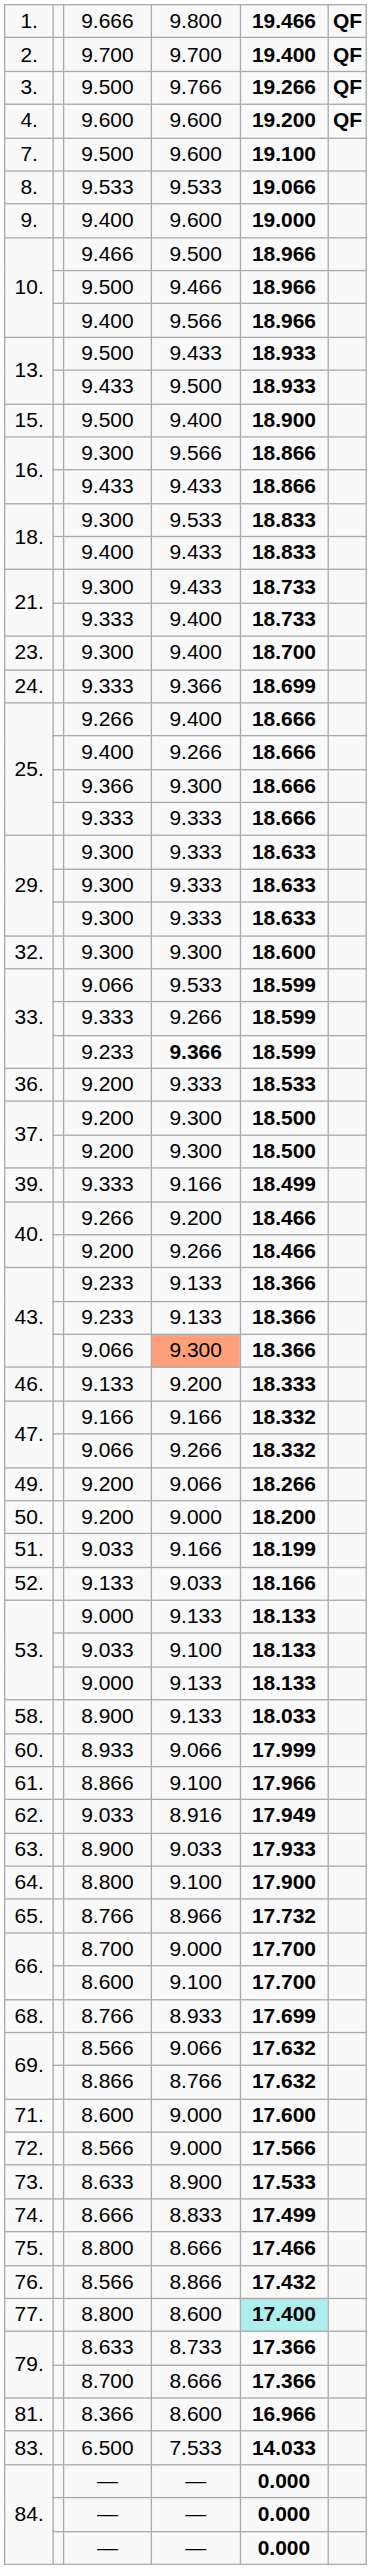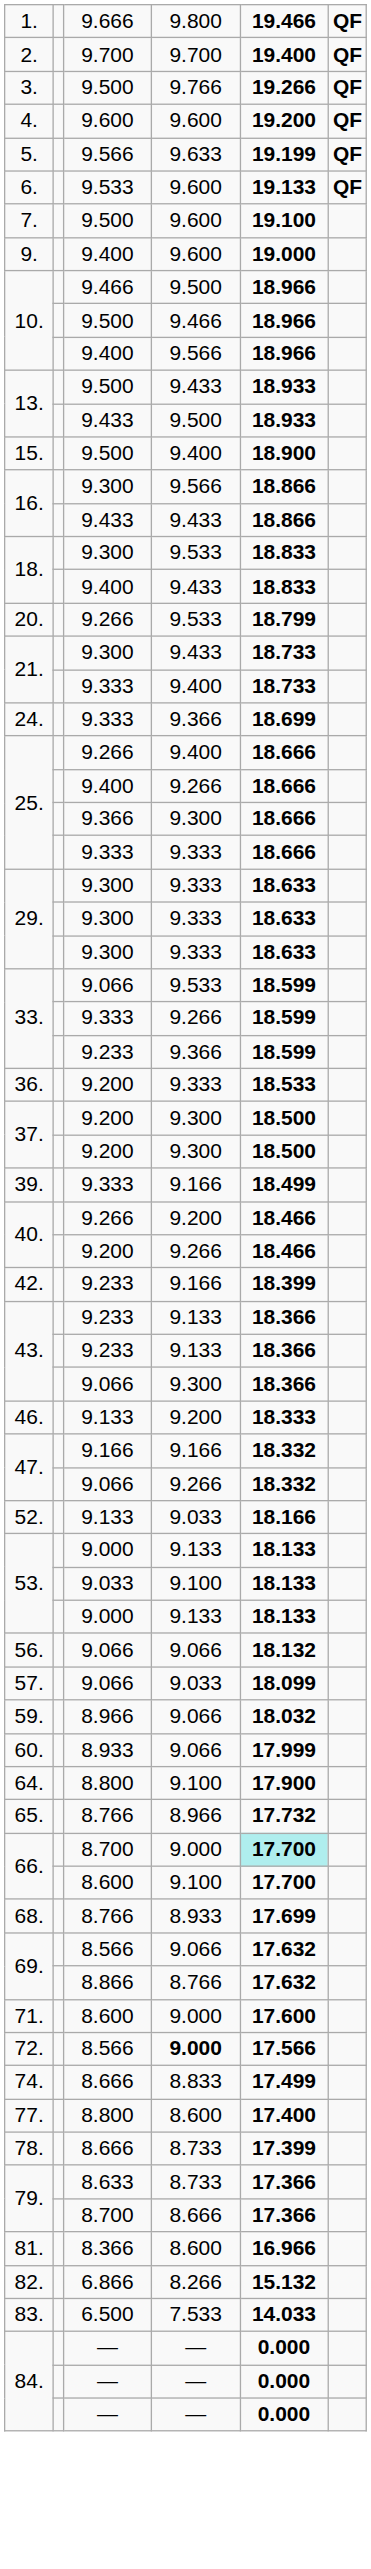+ row: (29, 154)
+ row: (29, 187)
- row: (29, 187)
+ row: (29, 619)
- row: (29, 652)
- row: (29, 951)
(196, 1051) bold -> (196, 1051) normal
+ row: (29, 1284)
(196, 1350) lightsalmon background -> (196, 1384) no background
- row: (29, 1483)
- row: (29, 1516)
- row: (29, 1550)
+ row: (29, 1649)
+ row: (29, 1683)
- row: (29, 1716)
+ row: (29, 1716)
- row: (29, 1782)
- row: (29, 1816)
- row: (29, 1849)
(284, 1949) no background -> (284, 1849) paleturquoise background
(196, 2148) normal -> (196, 2048) bold
- row: (29, 2181)
- row: (29, 2248)
- row: (29, 2281)
(284, 2314) paleturquoise background -> (284, 2115) no background
+ row: (29, 2148)
+ row: (29, 2281)
